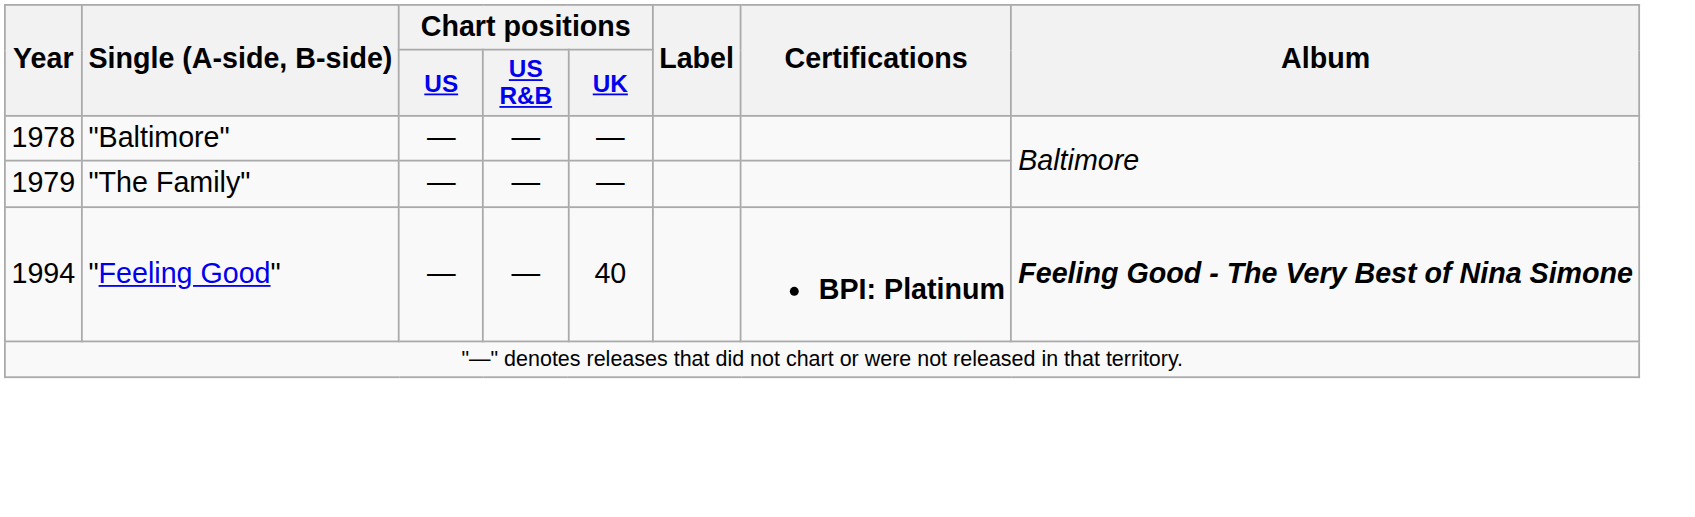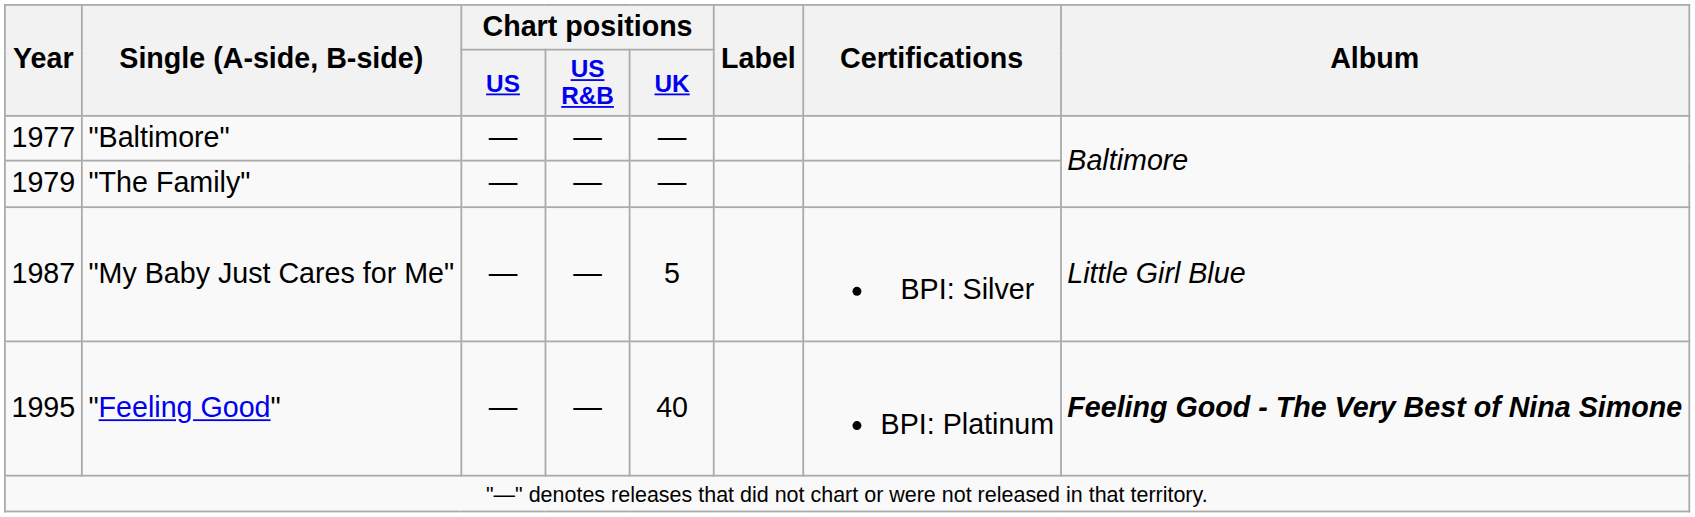(43, 137) 1978 -> (43, 137) 1977
+ row: (271, 273)
(43, 273) 1994 -> (43, 408) 1995
(876, 290) bold -> (932, 425) normal
